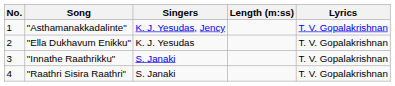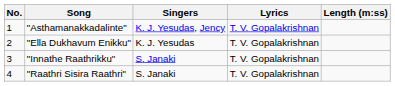columns swapped: (343, 12) <-> (262, 12)
